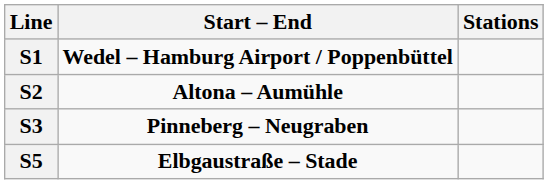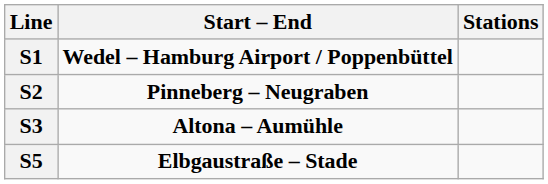(258, 91) Altona – Aumühle -> (258, 91) Pinneberg – Neugraben
(258, 126) Pinneberg – Neugraben -> (258, 126) Altona – Aumühle
